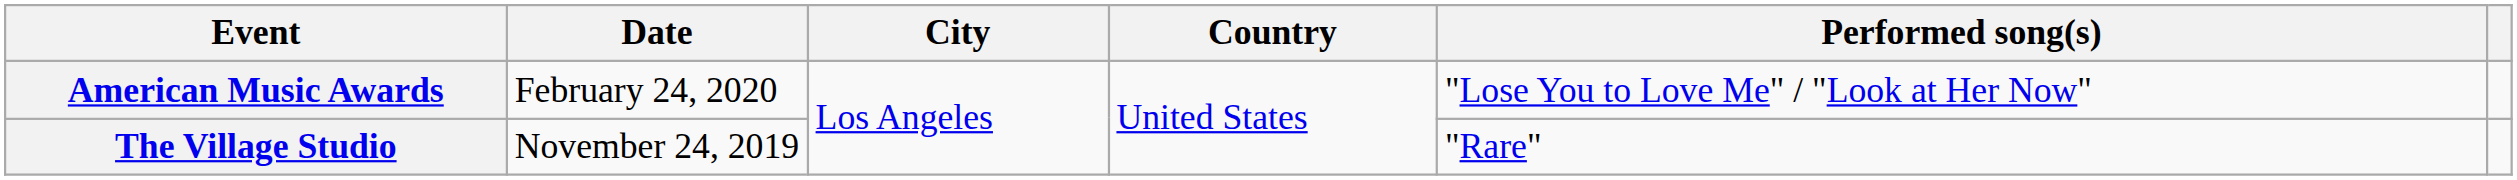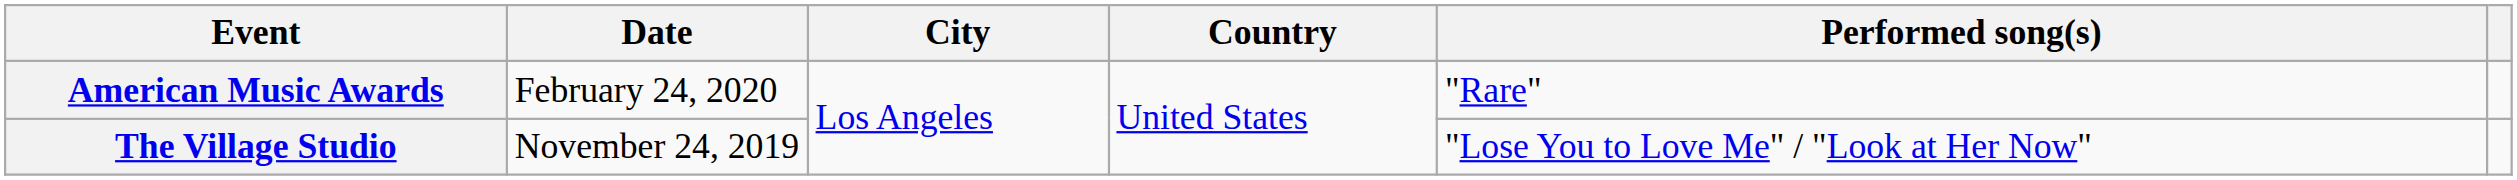(1768, 89) "Lose You to Love Me" / "Look at Her Now" -> (1493, 89) "Rare"
(1493, 145) "Rare" -> (1768, 145) "Lose You to Love Me" / "Look at Her Now"
